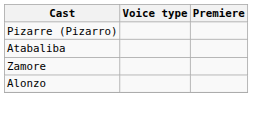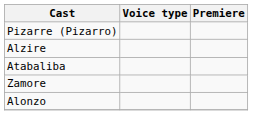+ row: (26, 48)
